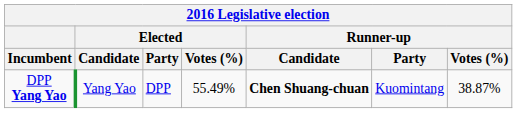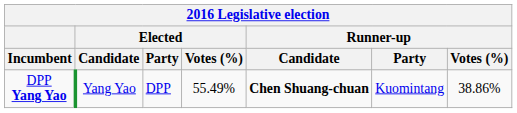(479, 88) 38.87% -> (479, 88) 38.86%
